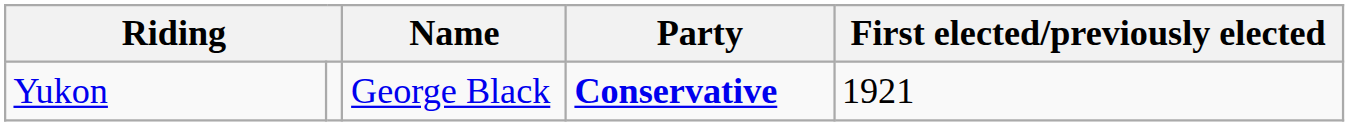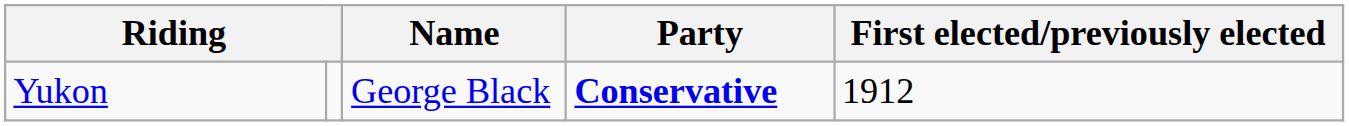(878, 90) 1921 -> (878, 90) 1912
